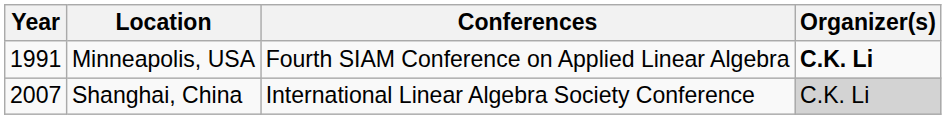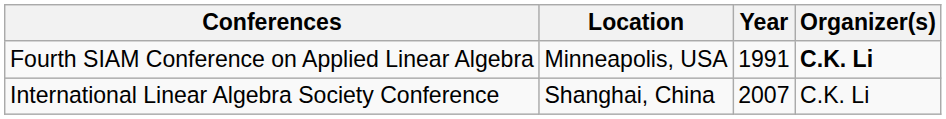columns swapped: (36, 22) <-> (528, 22)
(835, 95) lightgrey background -> (835, 95) no background
